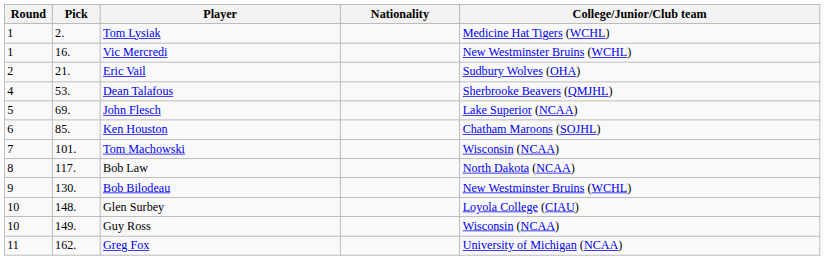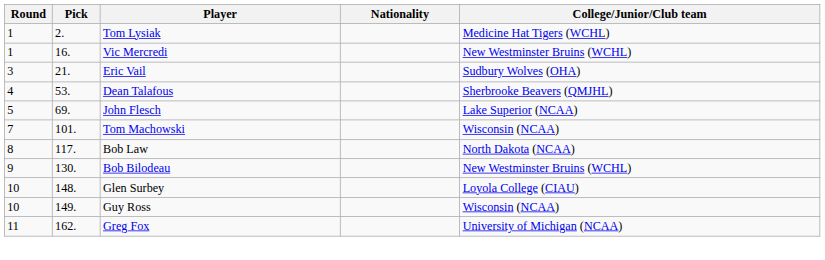(10, 71) 2 -> (10, 71) 3
- row: (135, 129)
